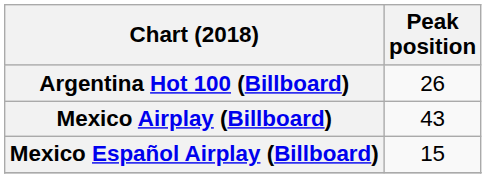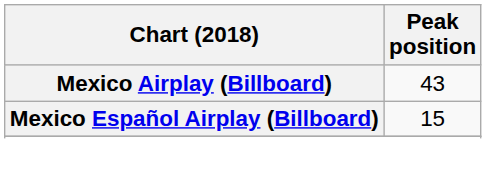- row: (194, 82)
